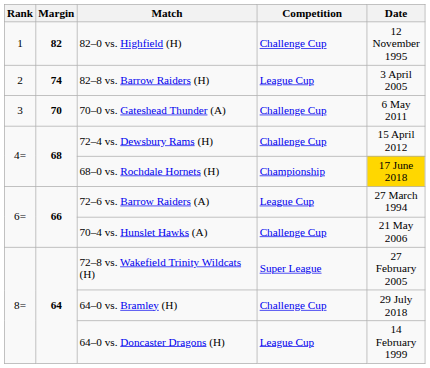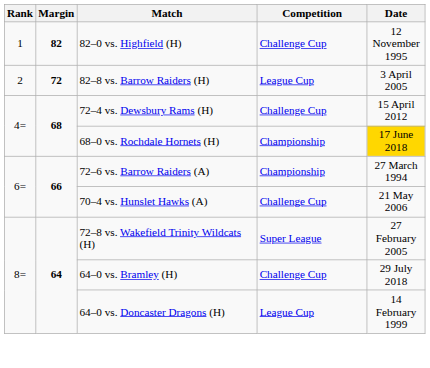(56, 80) 74 -> (56, 80) 72
- row: (153, 110)
(287, 201) League Cup -> (292, 171) Championship
